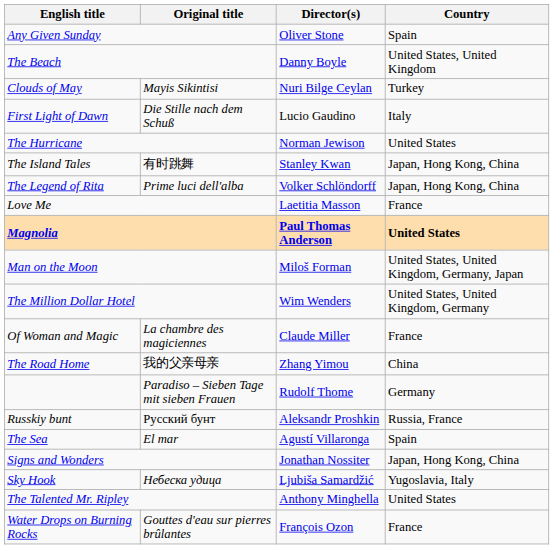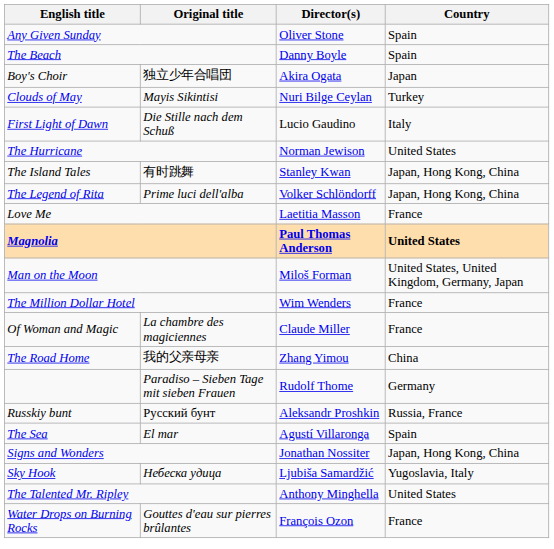(442, 61) United States, United Kingdom -> (402, 54) Spain
+ row: (37, 75)
(442, 301) United States, United Kingdom, Germany -> (405, 302) France
